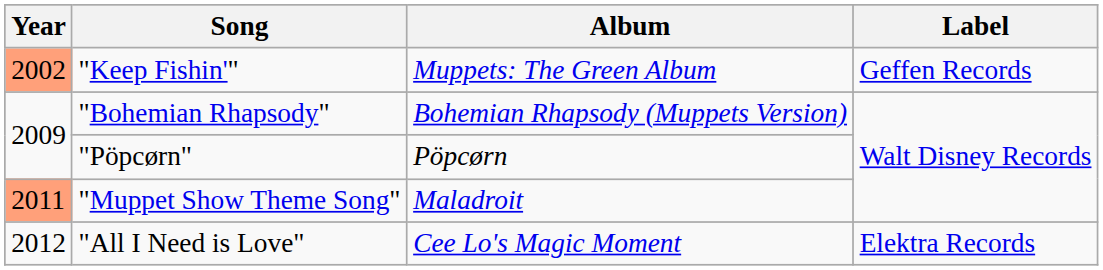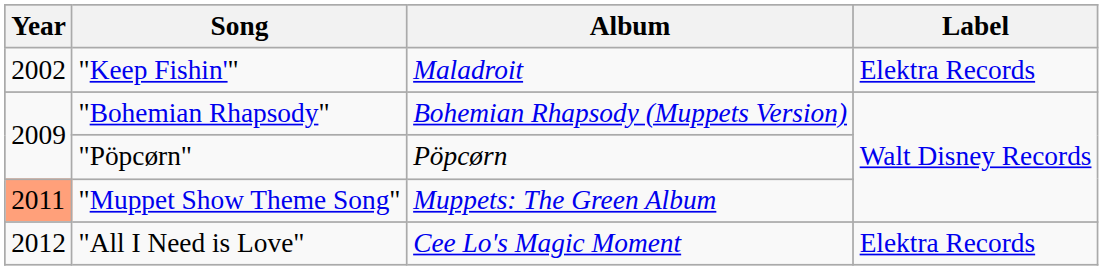(39, 69) lightsalmon background -> (39, 69) no background
(565, 69) Muppets: The Green Album -> (468, 69) Maladroit
(946, 69) Geffen Records -> (947, 69) Elektra Records
(468, 199) Maladroit -> (565, 199) Muppets: The Green Album
